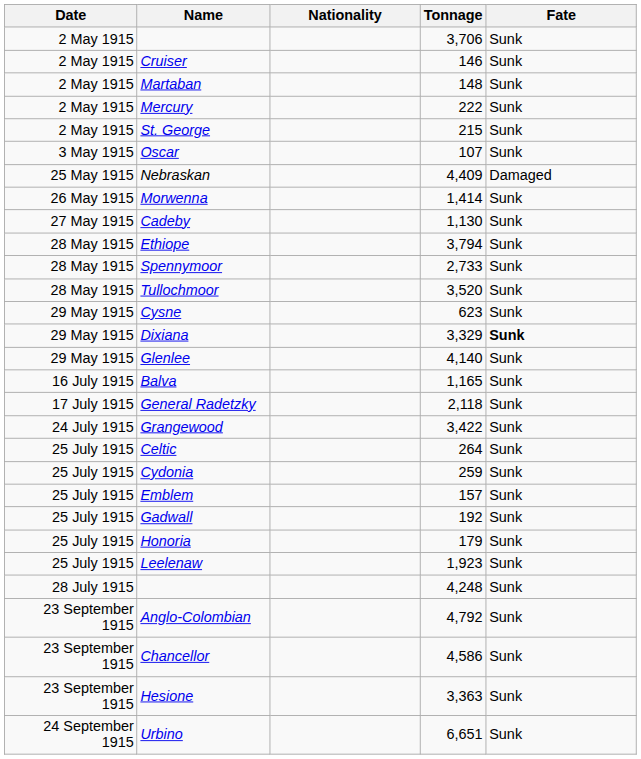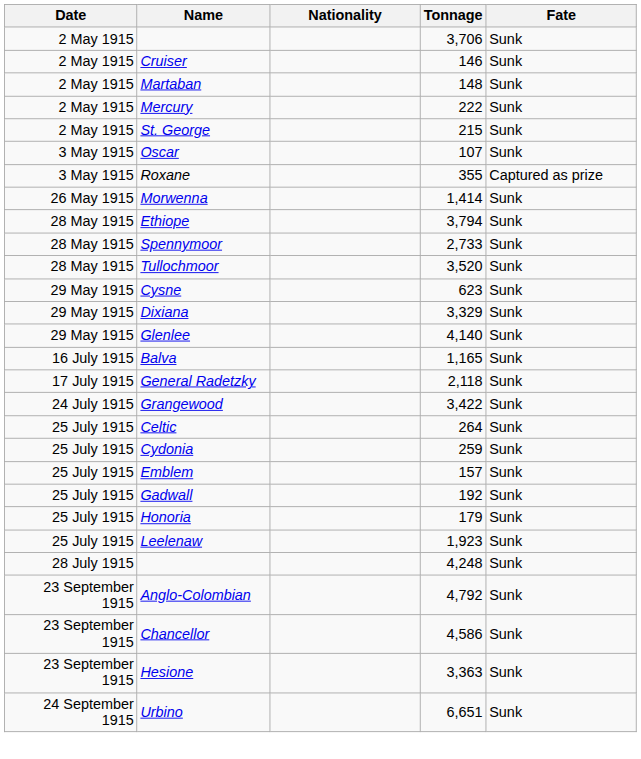+ row: (165, 175)
- row: (175, 175)
- row: (165, 221)
(507, 335) bold -> (506, 312) normal
